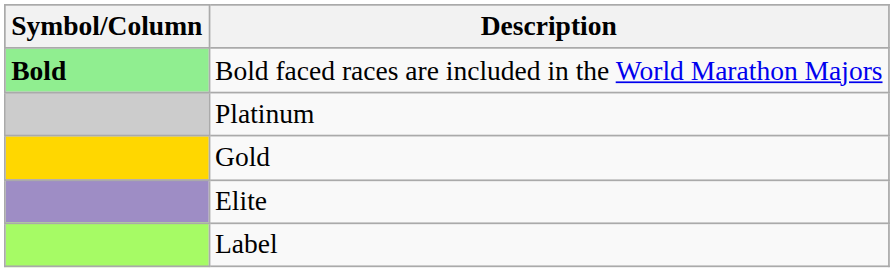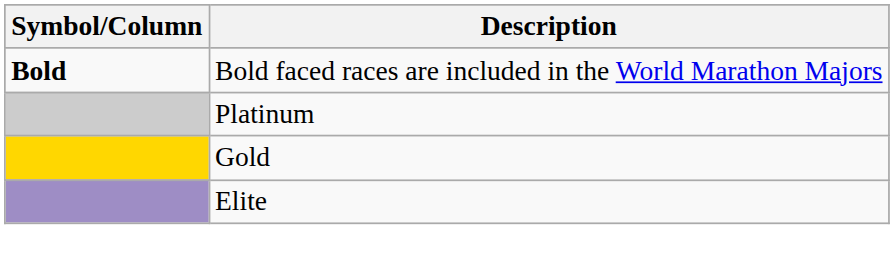(39, 69) lightgreen background -> (39, 69) no background
- row: (246, 244)
